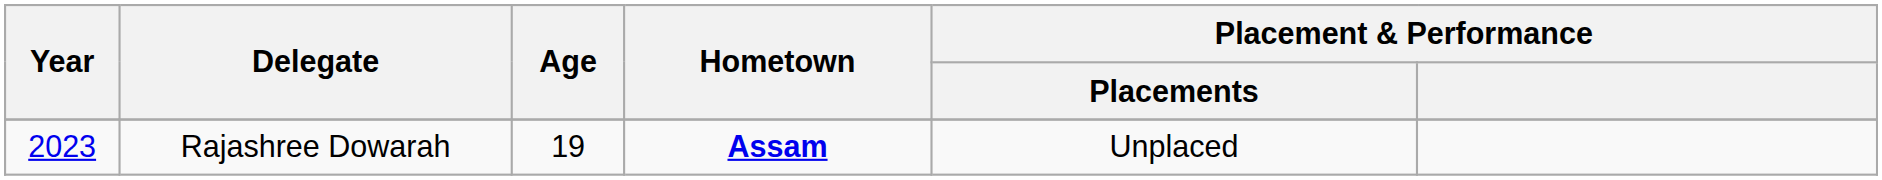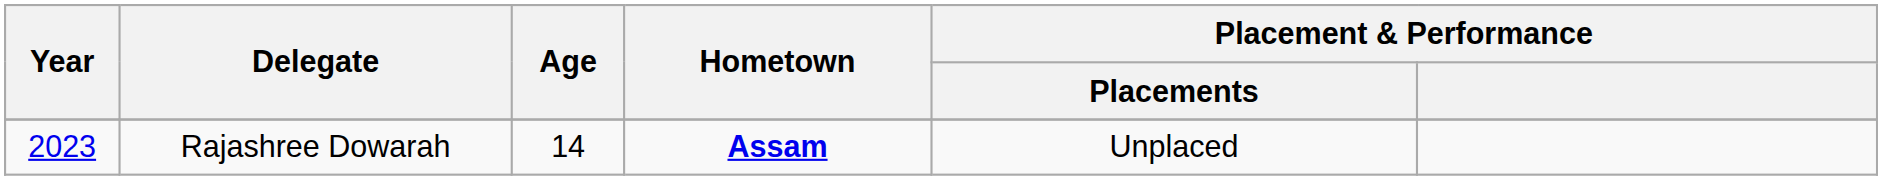(568, 147) 19 -> (568, 147) 14
